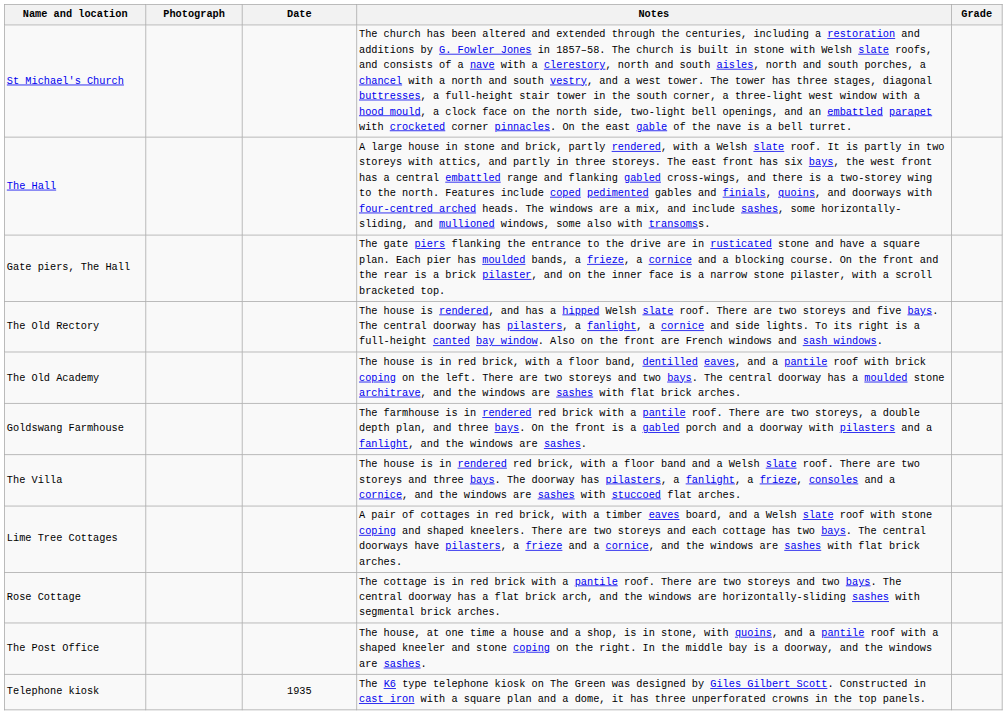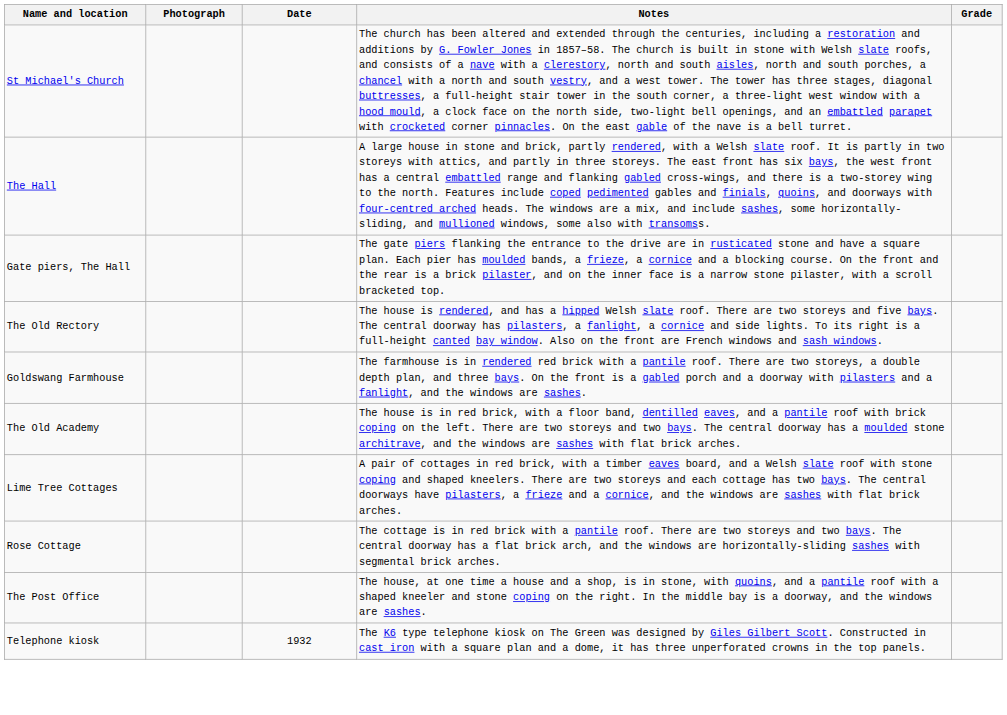rows swapped: (53, 378) <-> (65, 429)
- row: (35, 480)
(299, 692) 1935 -> (299, 641) 1932
